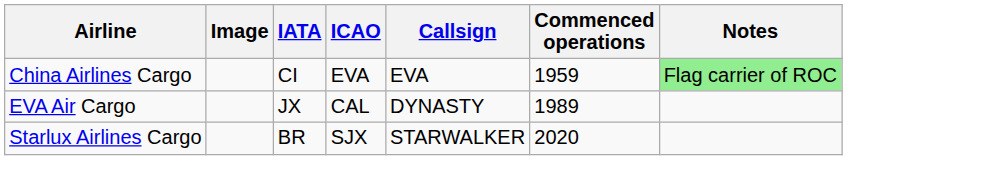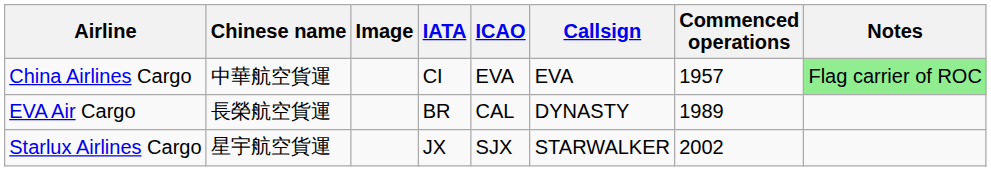+ column: (279, 31)
(557, 74) 1959 -> (701, 76) 1957
(289, 106) JX -> (437, 111) BR
(292, 138) BR -> (434, 147) JX
(557, 138) 2020 -> (701, 147) 2002
